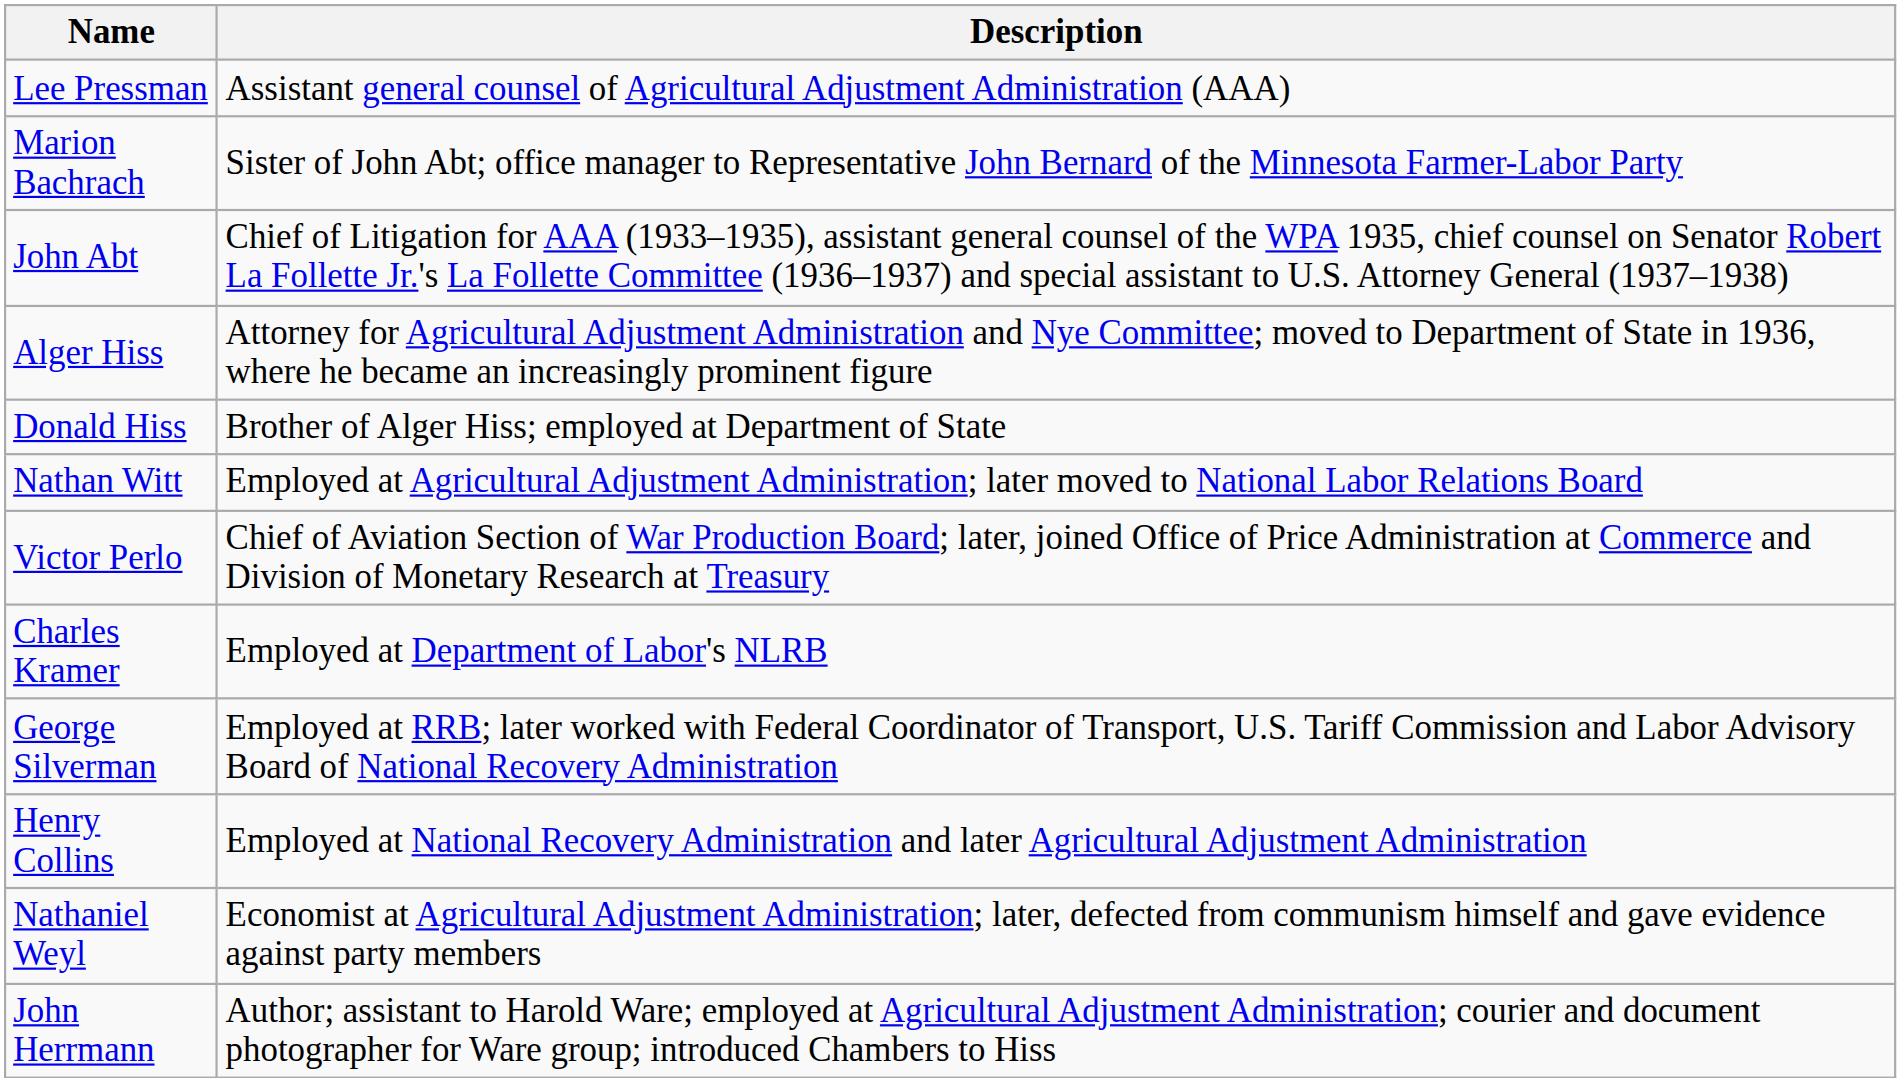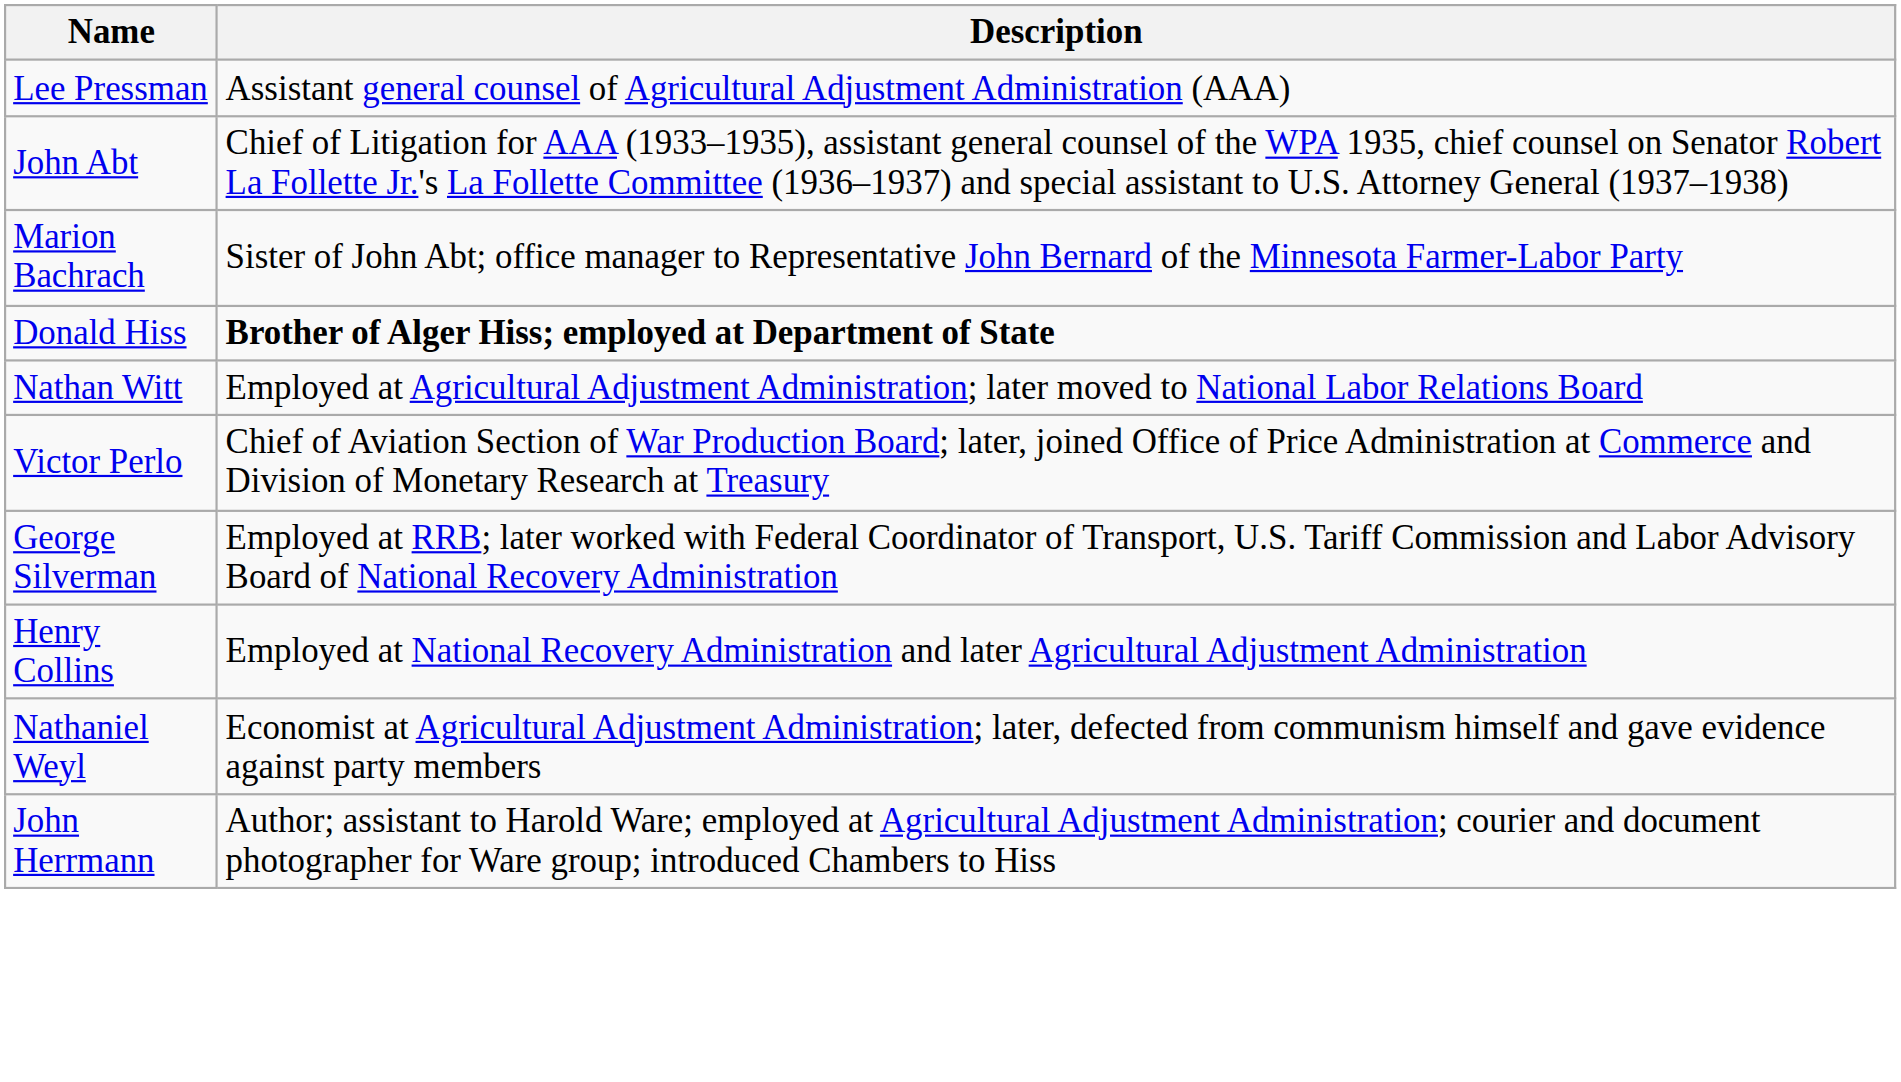rows swapped: (76, 256) <-> (79, 162)
- row: (88, 351)
(616, 426) normal -> (640, 331) bold
- row: (66, 651)
